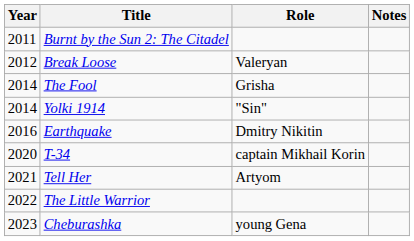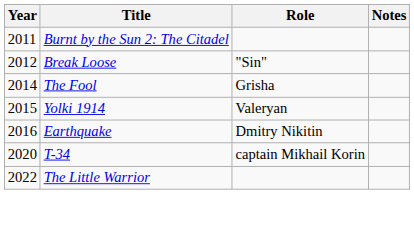(261, 62) Valeryan -> (251, 62) "Sin"
(22, 108) 2014 -> (22, 108) 2015
(251, 108) "Sin" -> (261, 108) Valeryan
- row: (67, 177)
- row: (82, 223)
